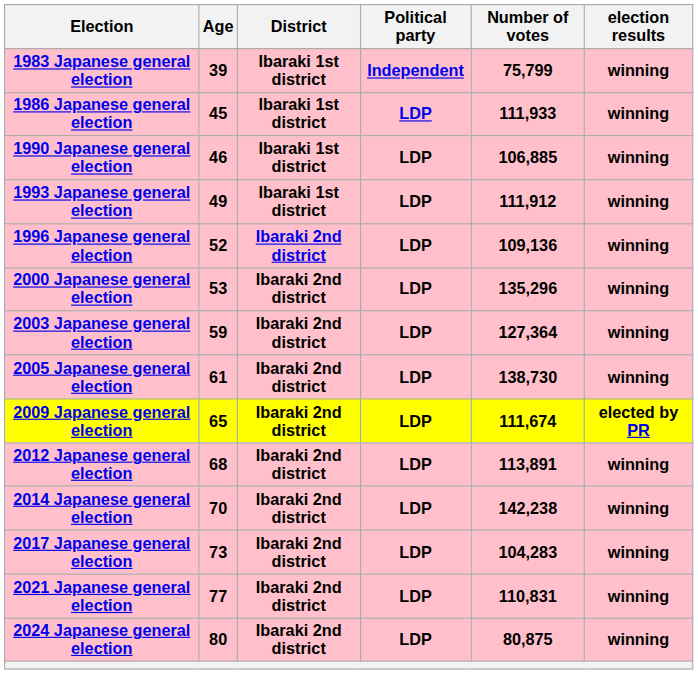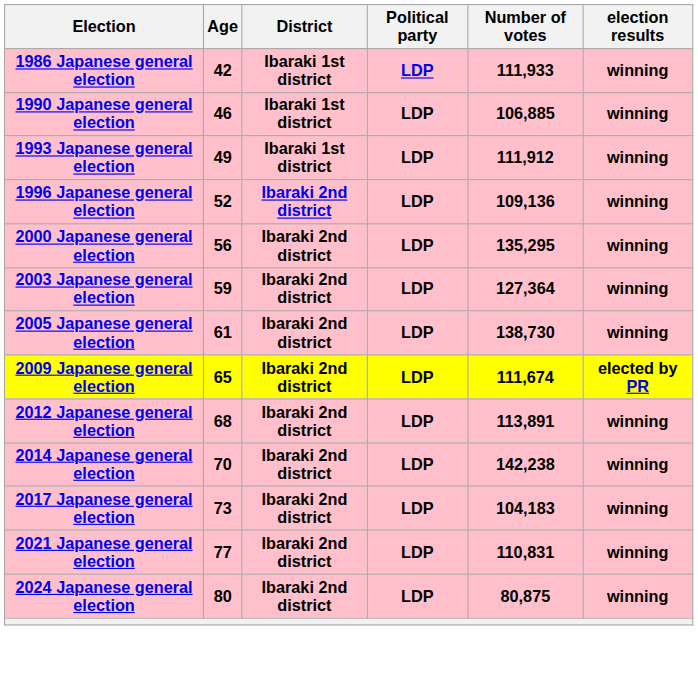- row: (102, 71)
(218, 114) 45 -> (223, 71) 42
(218, 290) 53 -> (223, 246) 56
(528, 290) 135,296 -> (525, 246) 135,295
(528, 552) 104,283 -> (525, 509) 104,183
